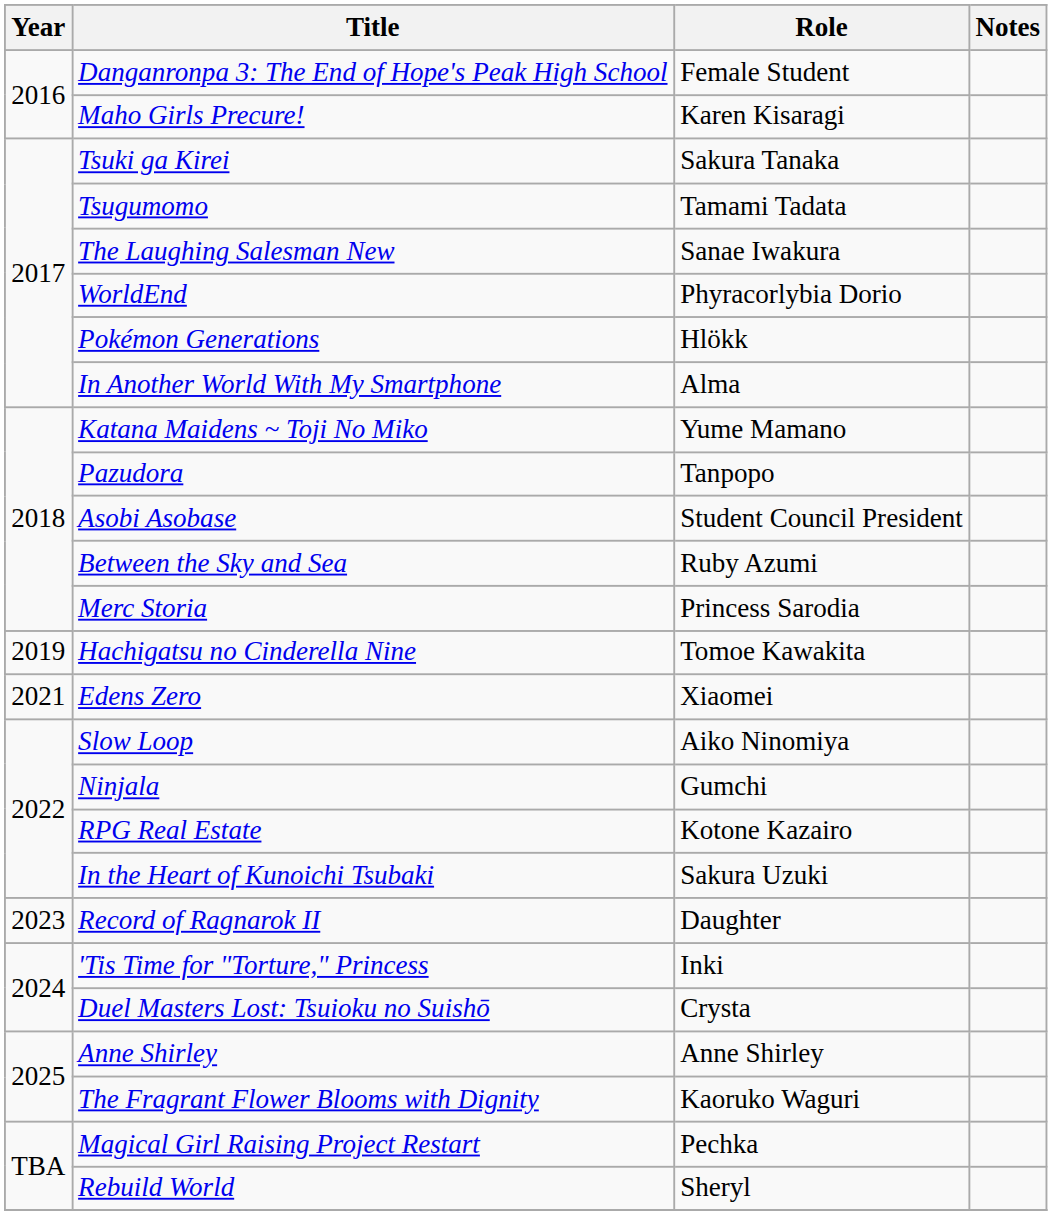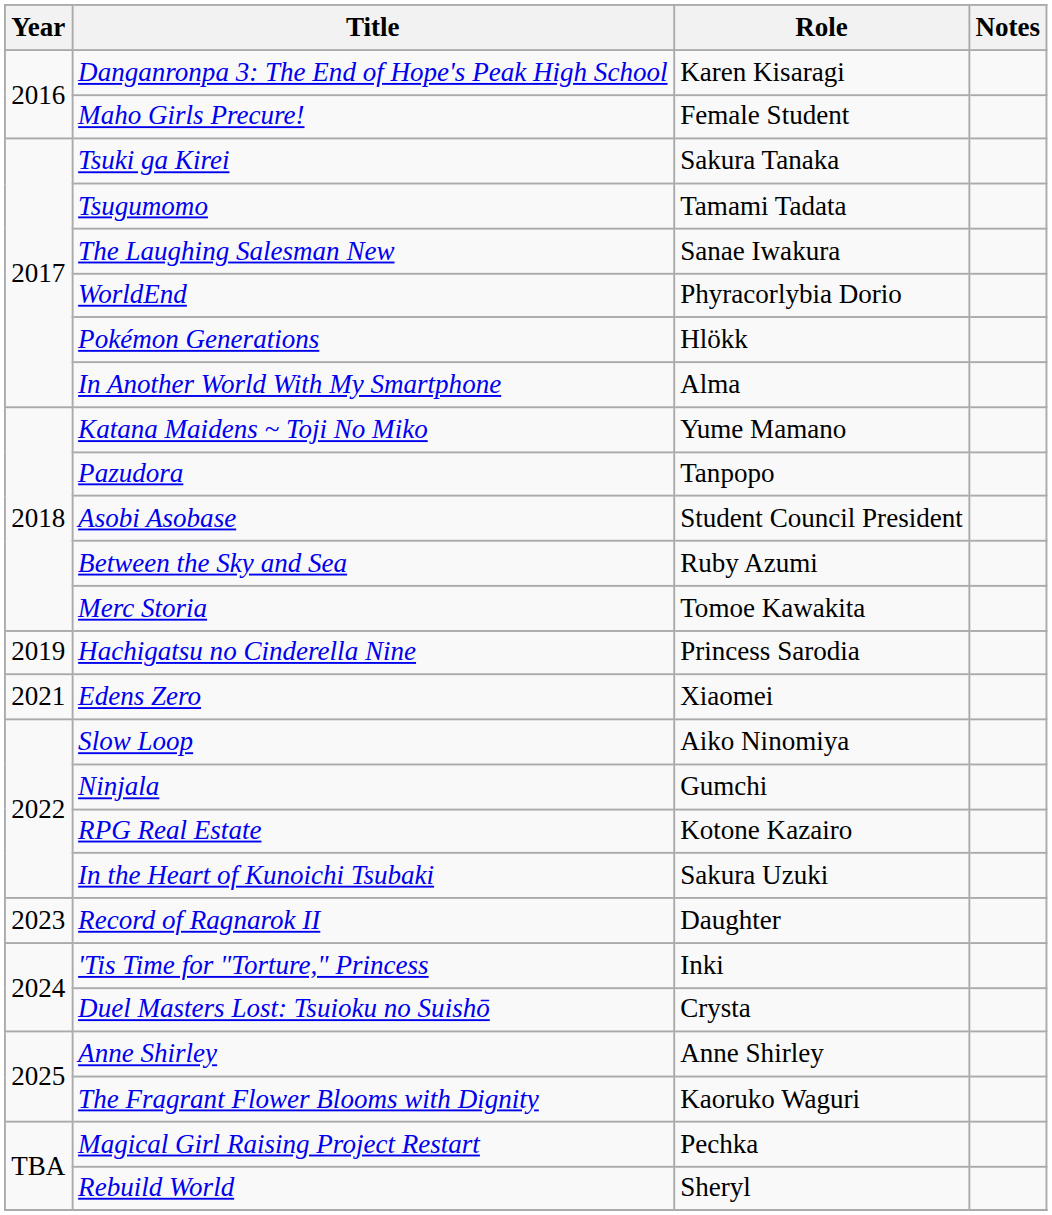(765, 71) Female Student -> (762, 71) Karen Kisaragi
(762, 116) Karen Kisaragi -> (765, 116) Female Student
(770, 607) Princess Sarodia -> (773, 607) Tomoe Kawakita
(773, 652) Tomoe Kawakita -> (770, 652) Princess Sarodia
